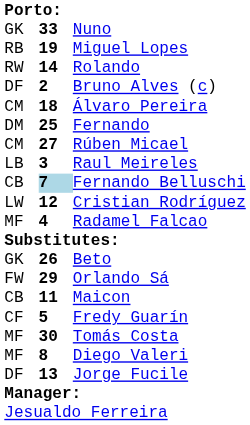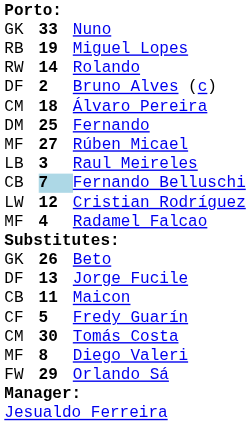(14, 145) CM -> (14, 145) MF
rows swapped: (130, 375) <-> (121, 279)
(14, 337) MF -> (14, 337) CM
